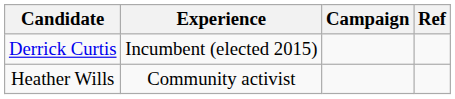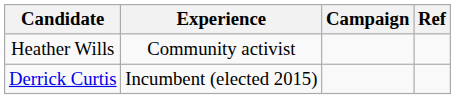rows swapped: (63, 49) <-> (63, 78)
